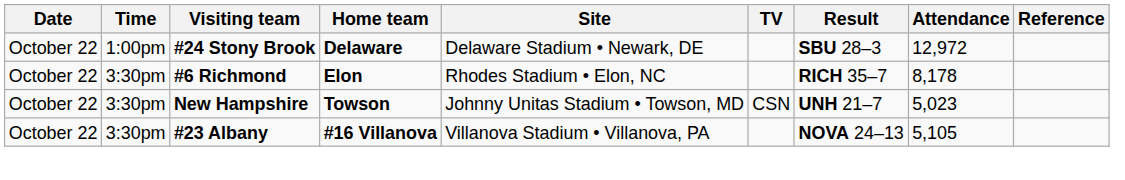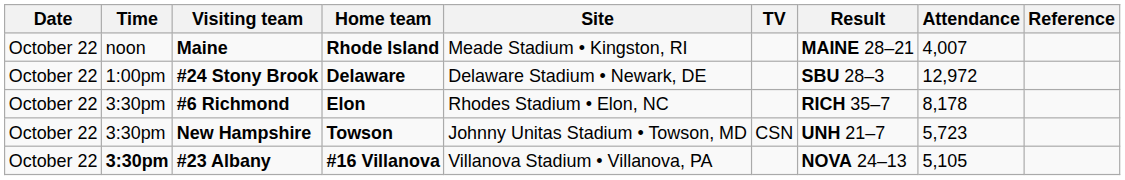+ row: (202, 47)
(935, 104) 5,023 -> (945, 133) 5,723
(136, 133) normal -> (137, 161) bold
